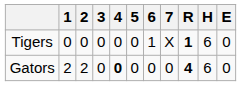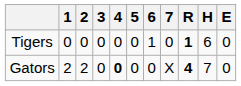(169, 42) X -> (169, 42) 0
(169, 67) 0 -> (169, 67) X
(207, 67) 6 -> (207, 67) 7
